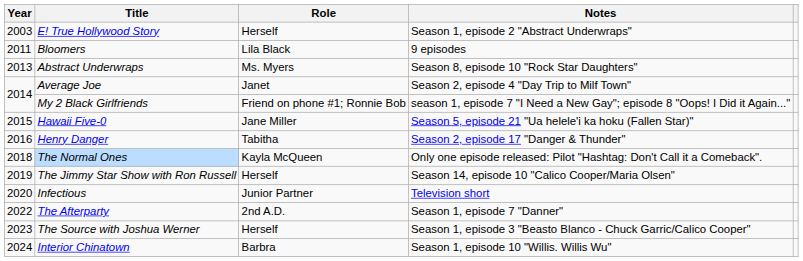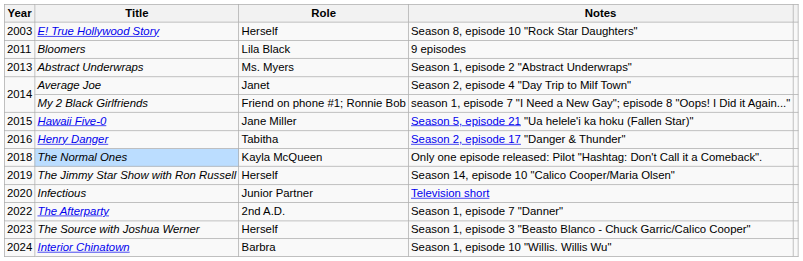(521, 31) Season 1, episode 2 "Abstract Underwraps" -> (524, 31) Season 8, episode 10 "Rock Star Daughters"
(524, 67) Season 8, episode 10 "Rock Star Daughters" -> (521, 67) Season 1, episode 2 "Abstract Underwraps"
